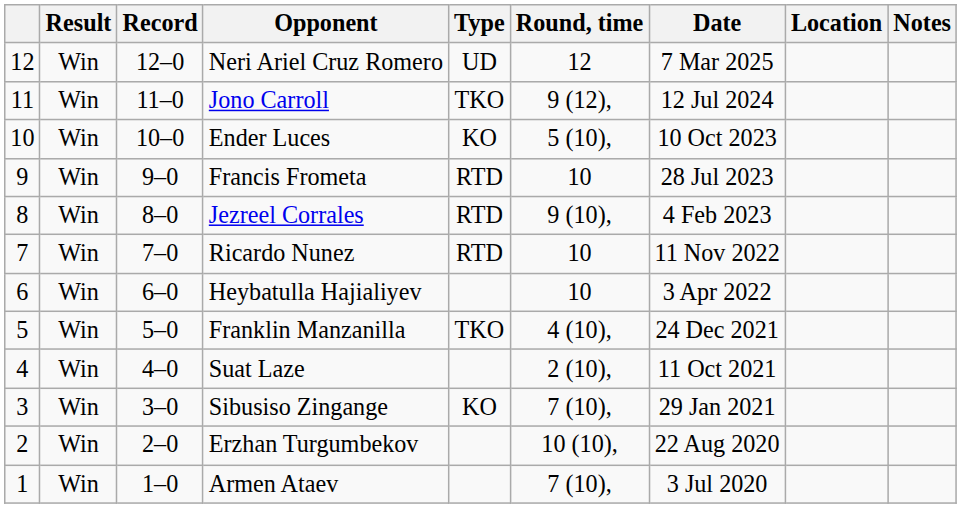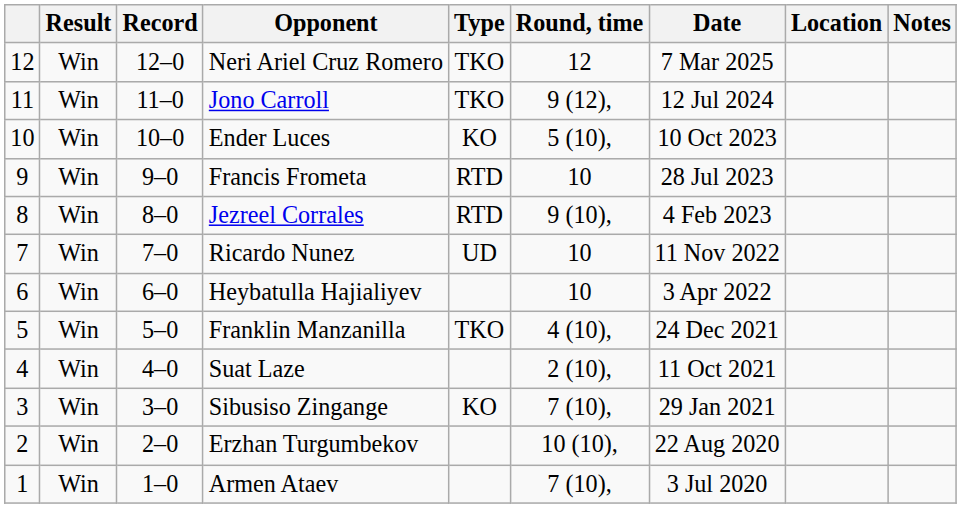(479, 61) UD -> (479, 61) TKO
(479, 253) RTD -> (479, 253) UD
